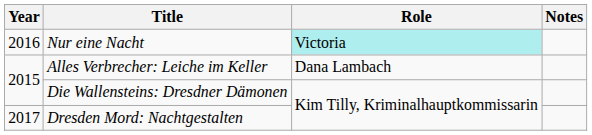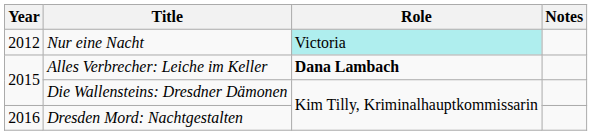(24, 42) 2016 -> (24, 42) 2012
(343, 67) normal -> (347, 67) bold
(24, 117) 2017 -> (24, 117) 2016
